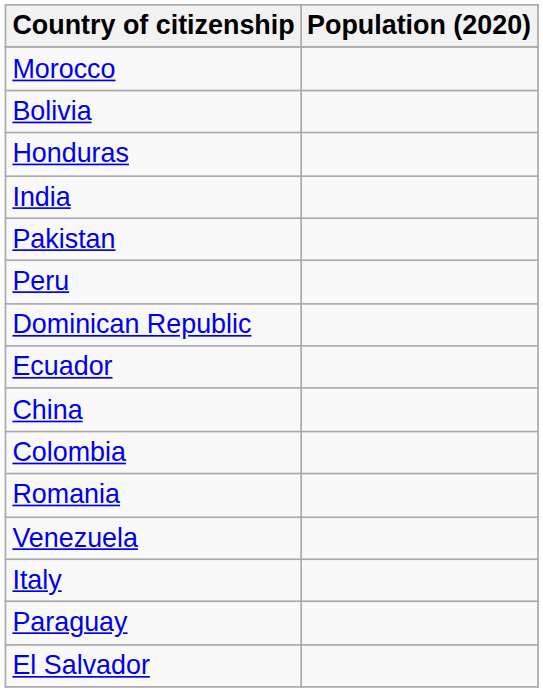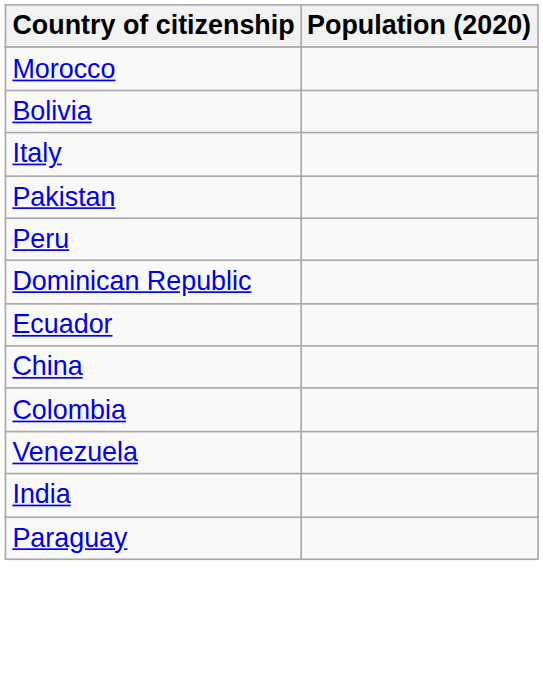- row: (71, 153)
rows swapped: (42, 196) <-> (37, 580)
- row: (66, 494)
- row: (81, 665)
